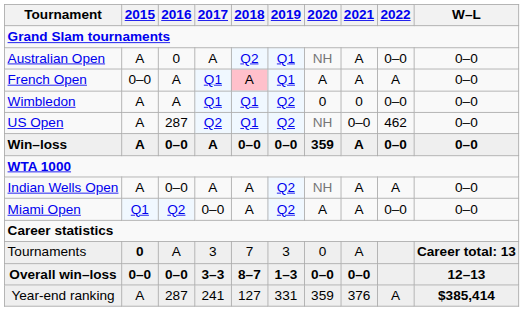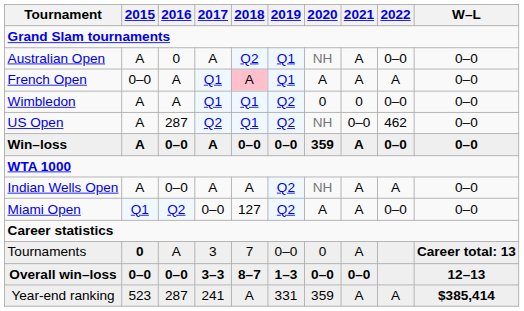(249, 209) A -> (249, 209) 127
(286, 252) 3 -> (286, 252) 0–0
(140, 295) A -> (140, 295) 523
(249, 295) 127 -> (249, 295) A
(359, 295) 376 -> (359, 295) A
